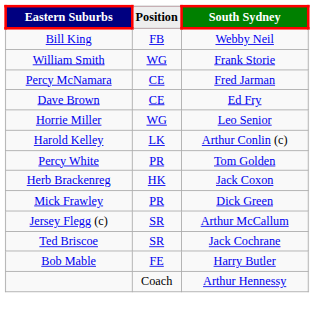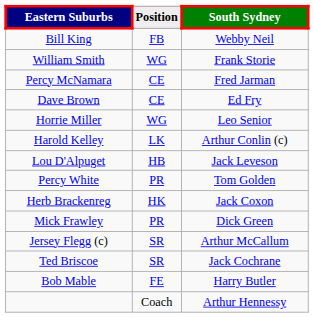+ row: (69, 160)
